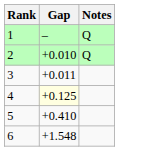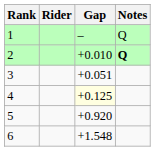+ column: (57, 14)
(87, 55) normal -> (123, 55) bold
(59, 75) +0.011 -> (95, 75) +0.051
(59, 116) +0.410 -> (95, 116) +0.920
